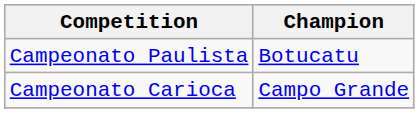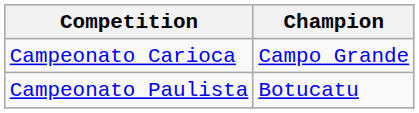rows swapped: (123, 90) <-> (129, 56)
